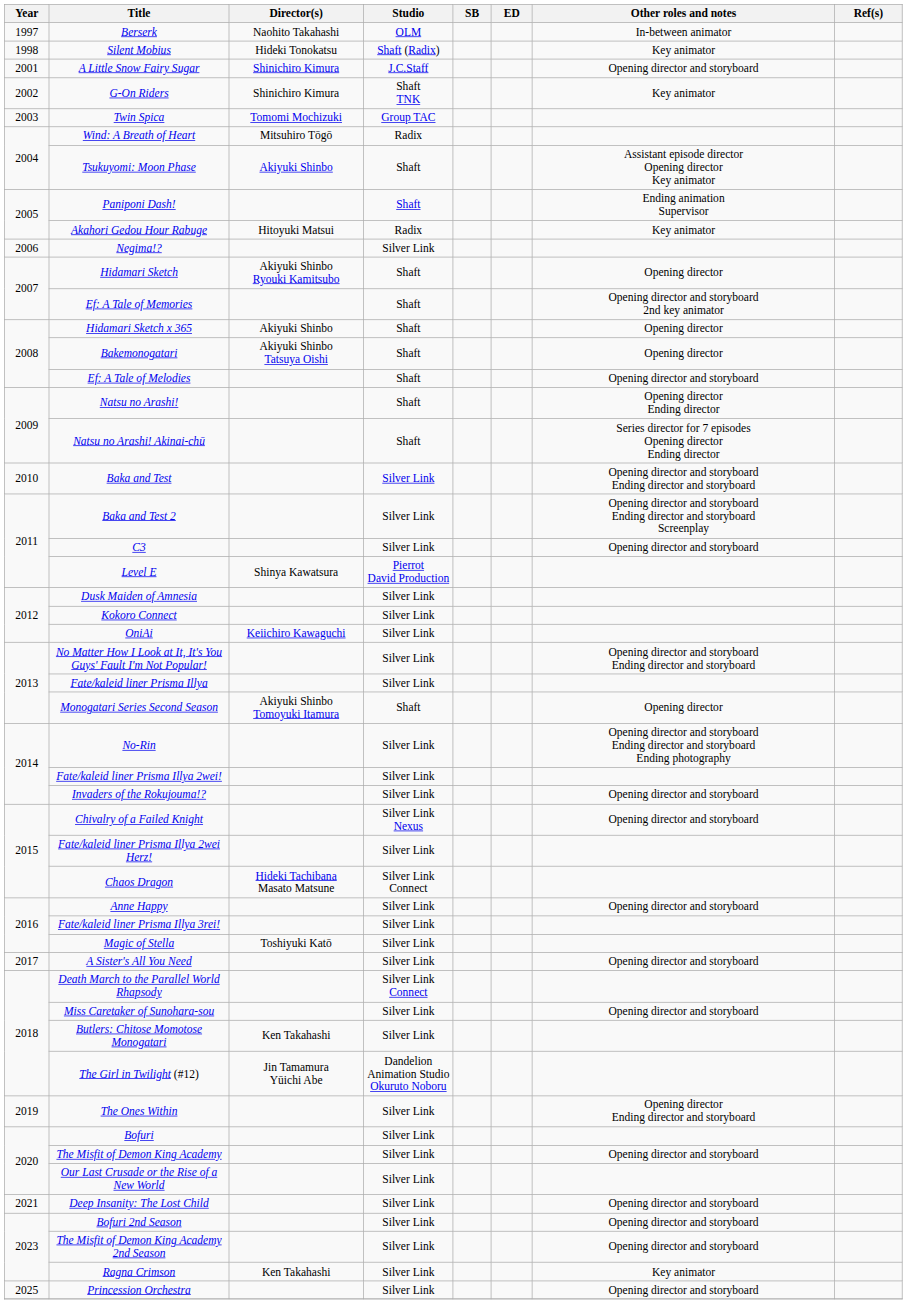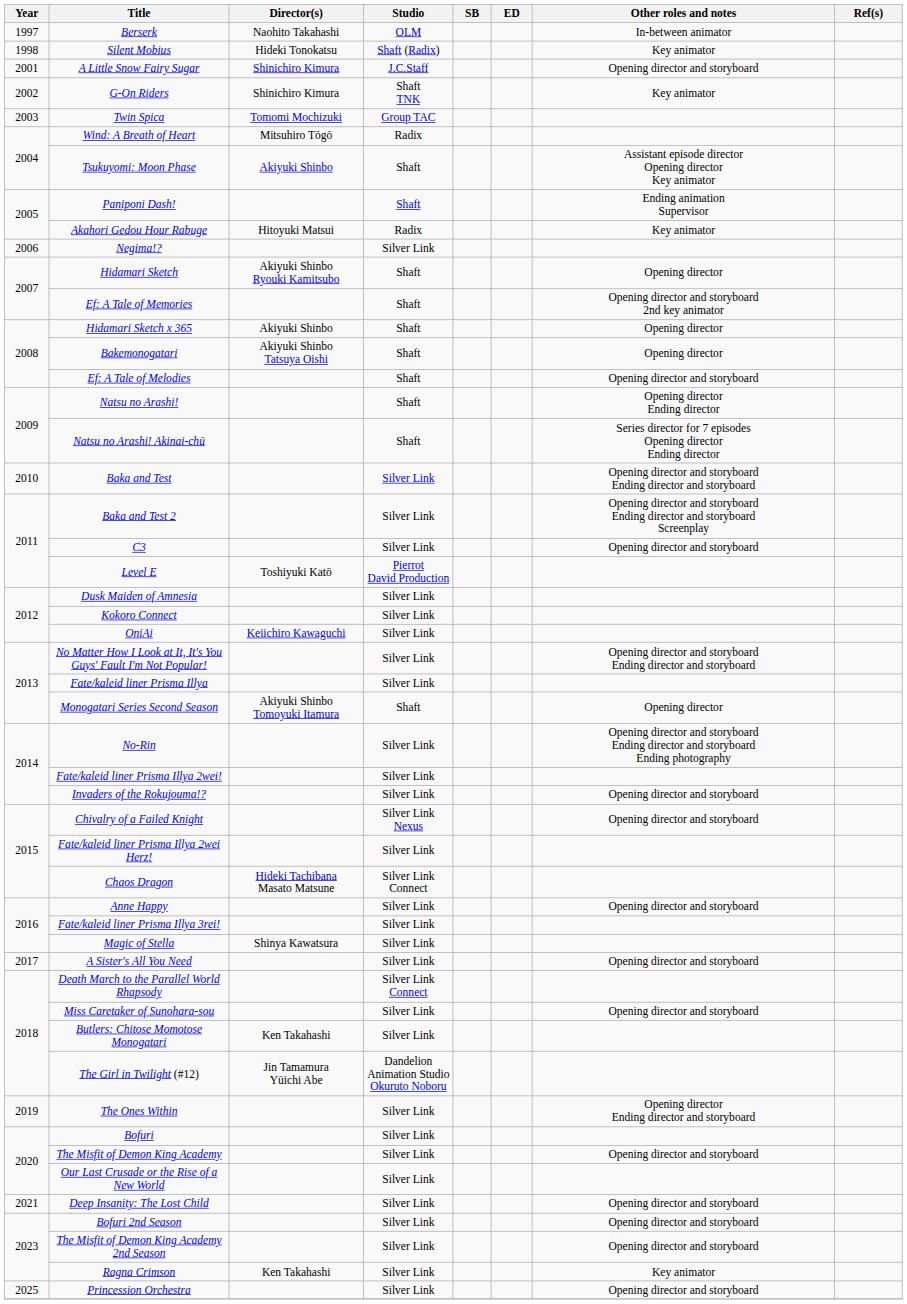(296, 572) Shinya Kawatsura -> (296, 572) Toshiyuki Katō
(296, 943) Toshiyuki Katō -> (296, 943) Shinya Kawatsura
